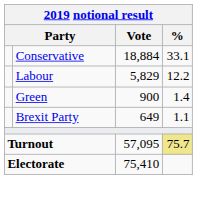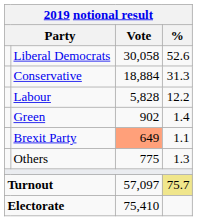+ row: (62, 55)
(178, 55) 33.1 -> (178, 76) 31.3
(145, 76) 5,829 -> (145, 96) 5,828
(149, 96) 900 -> (149, 117) 902
(149, 117) no background -> (149, 138) lightsalmon background
+ row: (31, 158)
(141, 144) 57,095 -> (141, 185) 57,097
